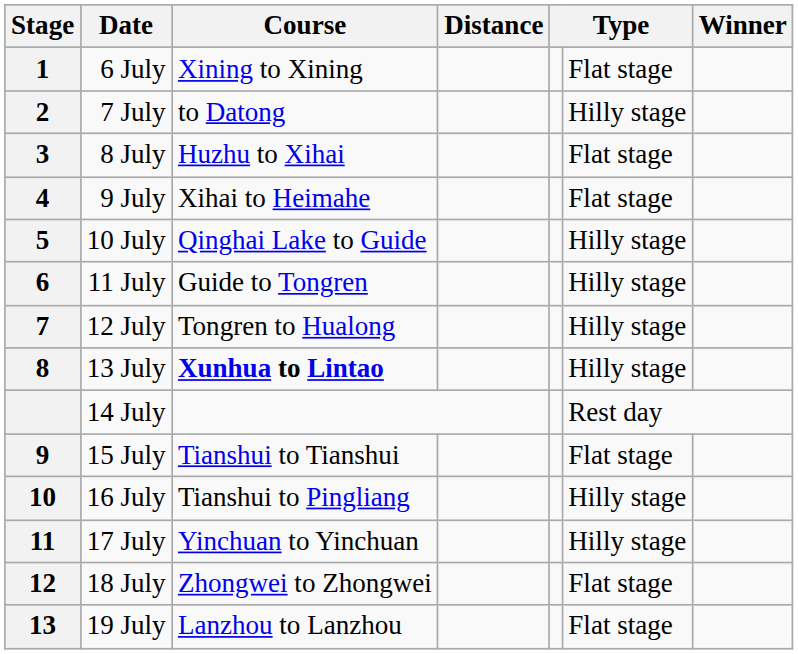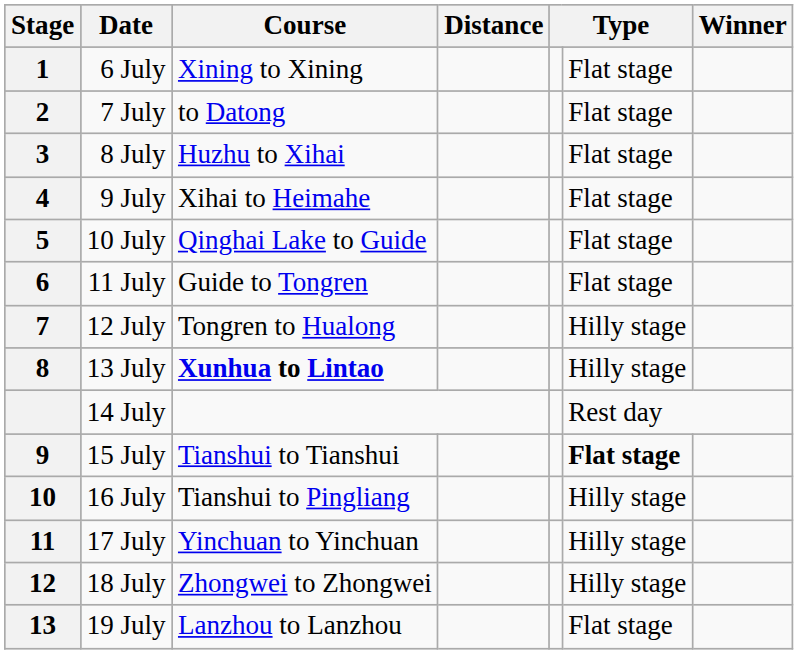(627, 111) Hilly stage -> (621, 111) Flat stage
(627, 240) Hilly stage -> (621, 240) Flat stage
(627, 283) Hilly stage -> (621, 283) Flat stage
(621, 454) normal -> (624, 454) bold
(621, 583) Flat stage -> (627, 583) Hilly stage
